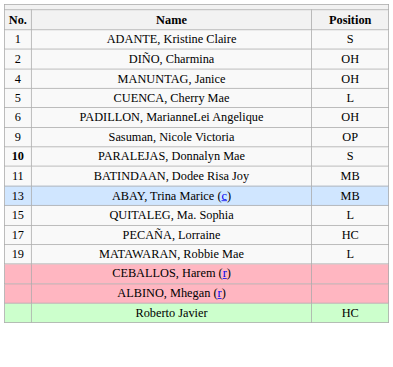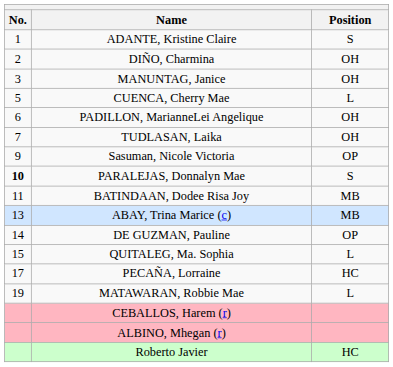(18, 78) 4 -> (18, 78) 3
+ row: (172, 137)
+ row: (172, 234)
